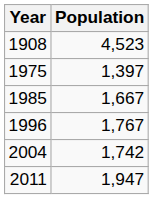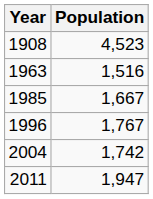+ row: (28, 72)
- row: (28, 72)
